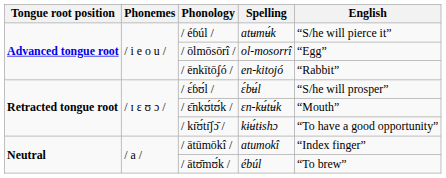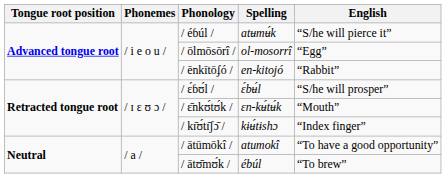(368, 126) “To have a good opportunity” -> (331, 126) “Index finger”
(331, 145) “Index finger” -> (368, 145) “To have a good opportunity”
